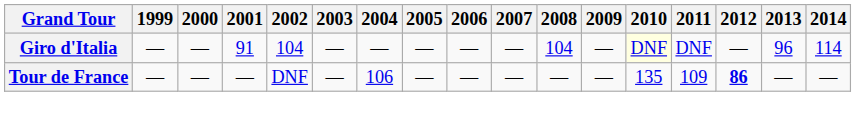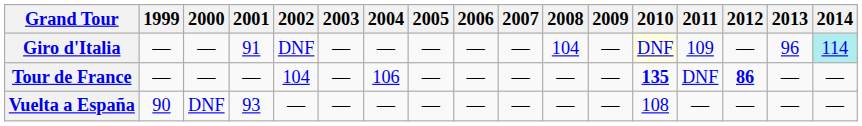(290, 47) 104 -> (296, 47) DNF
(694, 47) DNF -> (700, 47) 109
(828, 47) no background -> (835, 47) paleturquoise background
(290, 76) DNF -> (296, 76) 104
(649, 76) normal -> (655, 76) bold
(694, 76) 109 -> (700, 76) DNF
+ row: (72, 105)
